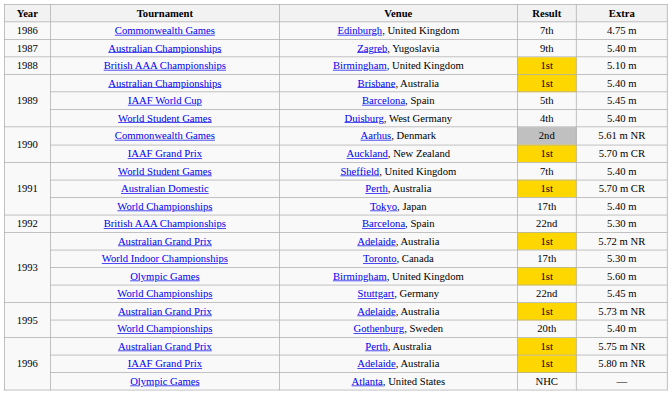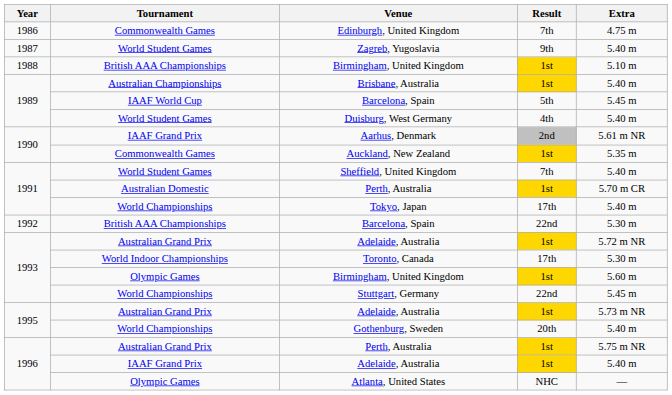(165, 48) Australian Championships -> (165, 48) World Student Games
(165, 136) Commonwealth Games -> (165, 136) IAAF Grand Prix
(165, 153) IAAF Grand Prix -> (165, 153) Commonwealth Games
(622, 153) 5.70 m CR -> (622, 153) 5.35 m
(622, 364) 5.80 m NR -> (622, 364) 5.40 m
